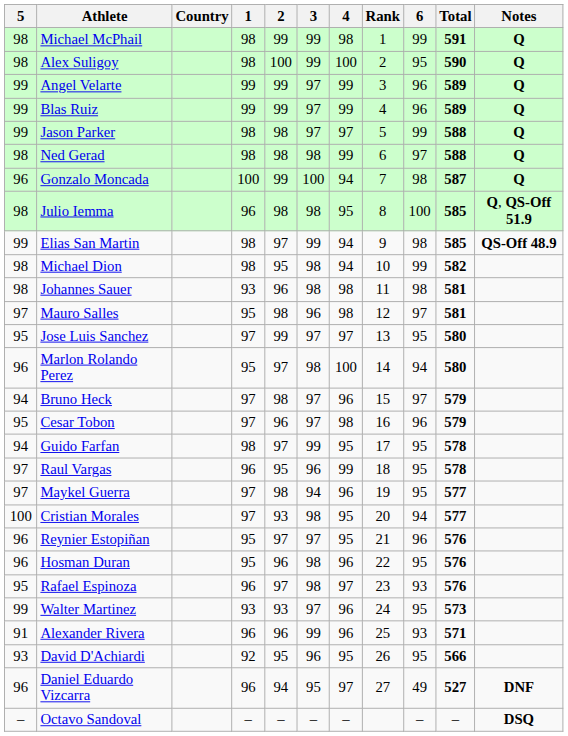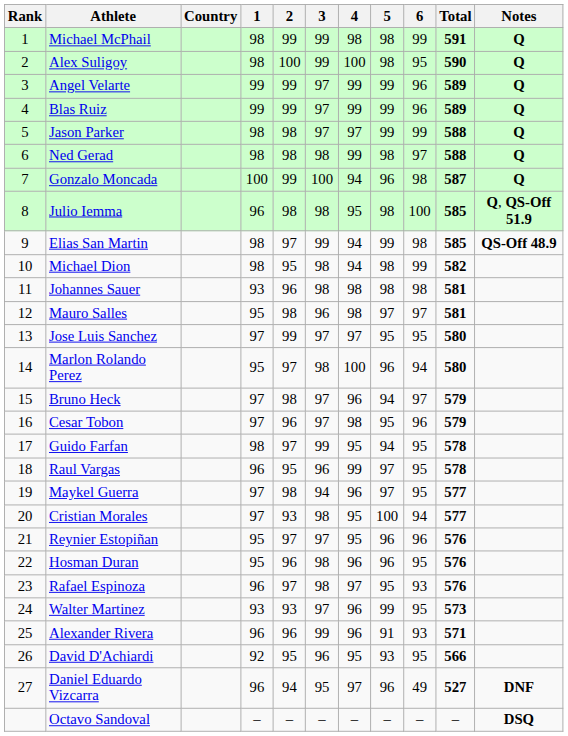columns swapped: (383, 16) <-> (21, 16)
